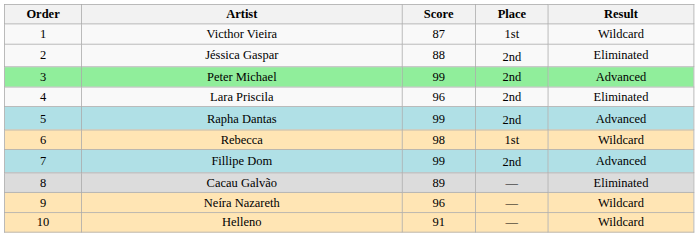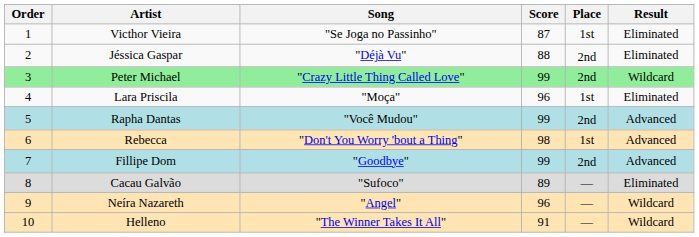+ column: (381, 14)
(621, 34) Wildcard -> (651, 34) Eliminated
(621, 77) Advanced -> (651, 77) Wildcard
(512, 96) 2nd -> (587, 96) 1st
(621, 139) Wildcard -> (651, 139) Advanced
